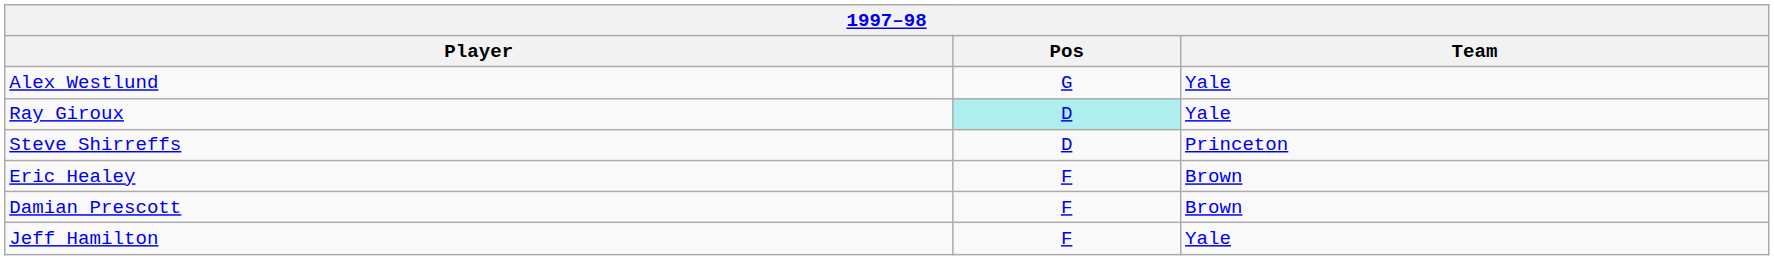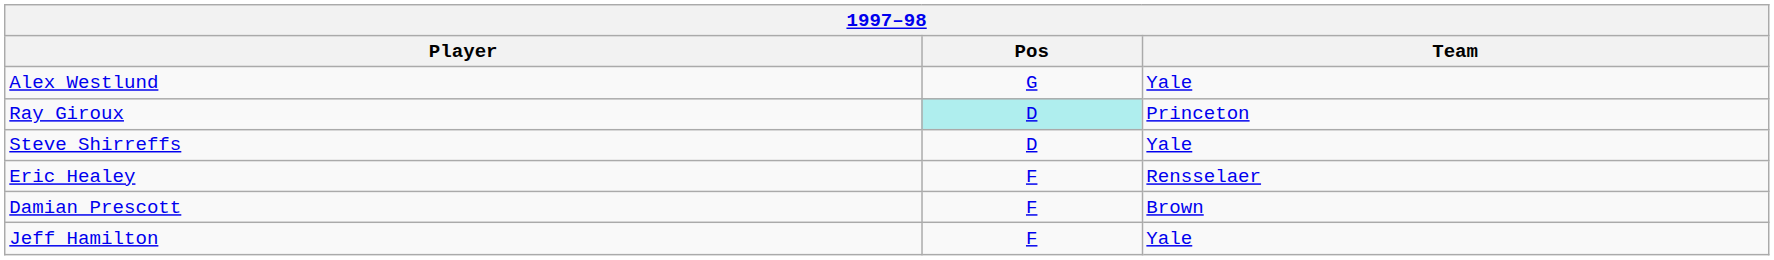(1208, 114) Yale -> (1198, 114) Princeton
(1237, 145) Princeton -> (1169, 145) Yale
(1214, 176) Brown -> (1204, 176) Rensselaer
